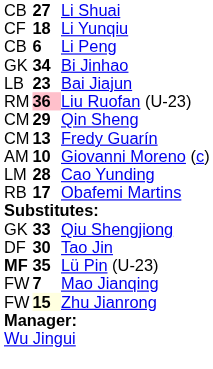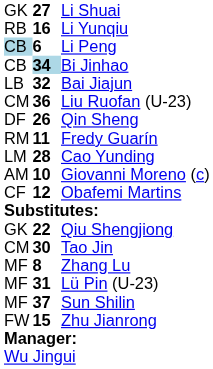(15, 10) CB -> (16, 10) GK
(15, 28) CF -> (15, 28) RB
(42, 28) 18 -> (42, 28) 16
(15, 47) no background -> (15, 47) lightblue background
(16, 65) GK -> (15, 65) CB
(42, 65) no background -> (42, 65) lightblue background
(42, 83) 23 -> (42, 83) 32
(17, 101) RM -> (17, 101) CM
(42, 101) pink background -> (42, 101) no background
(17, 120) CM -> (15, 120) DF
(42, 120) 29 -> (42, 120) 26
(17, 138) CM -> (17, 138) RM
(42, 138) 13 -> (41, 138) 11
rows swapped: (108, 174) <-> (135, 156)
(15, 193) RB -> (15, 193) CF
(42, 193) 17 -> (42, 193) 12
(42, 229) 33 -> (42, 229) 22
(15, 247) DF -> (17, 247) CM
+ row: (96, 265)
(16, 265) bold -> (16, 284) normal
(42, 265) 35 -> (42, 284) 31
+ row: (98, 302)
- row: (110, 284)
(42, 302) lightyellow background -> (42, 320) no background
